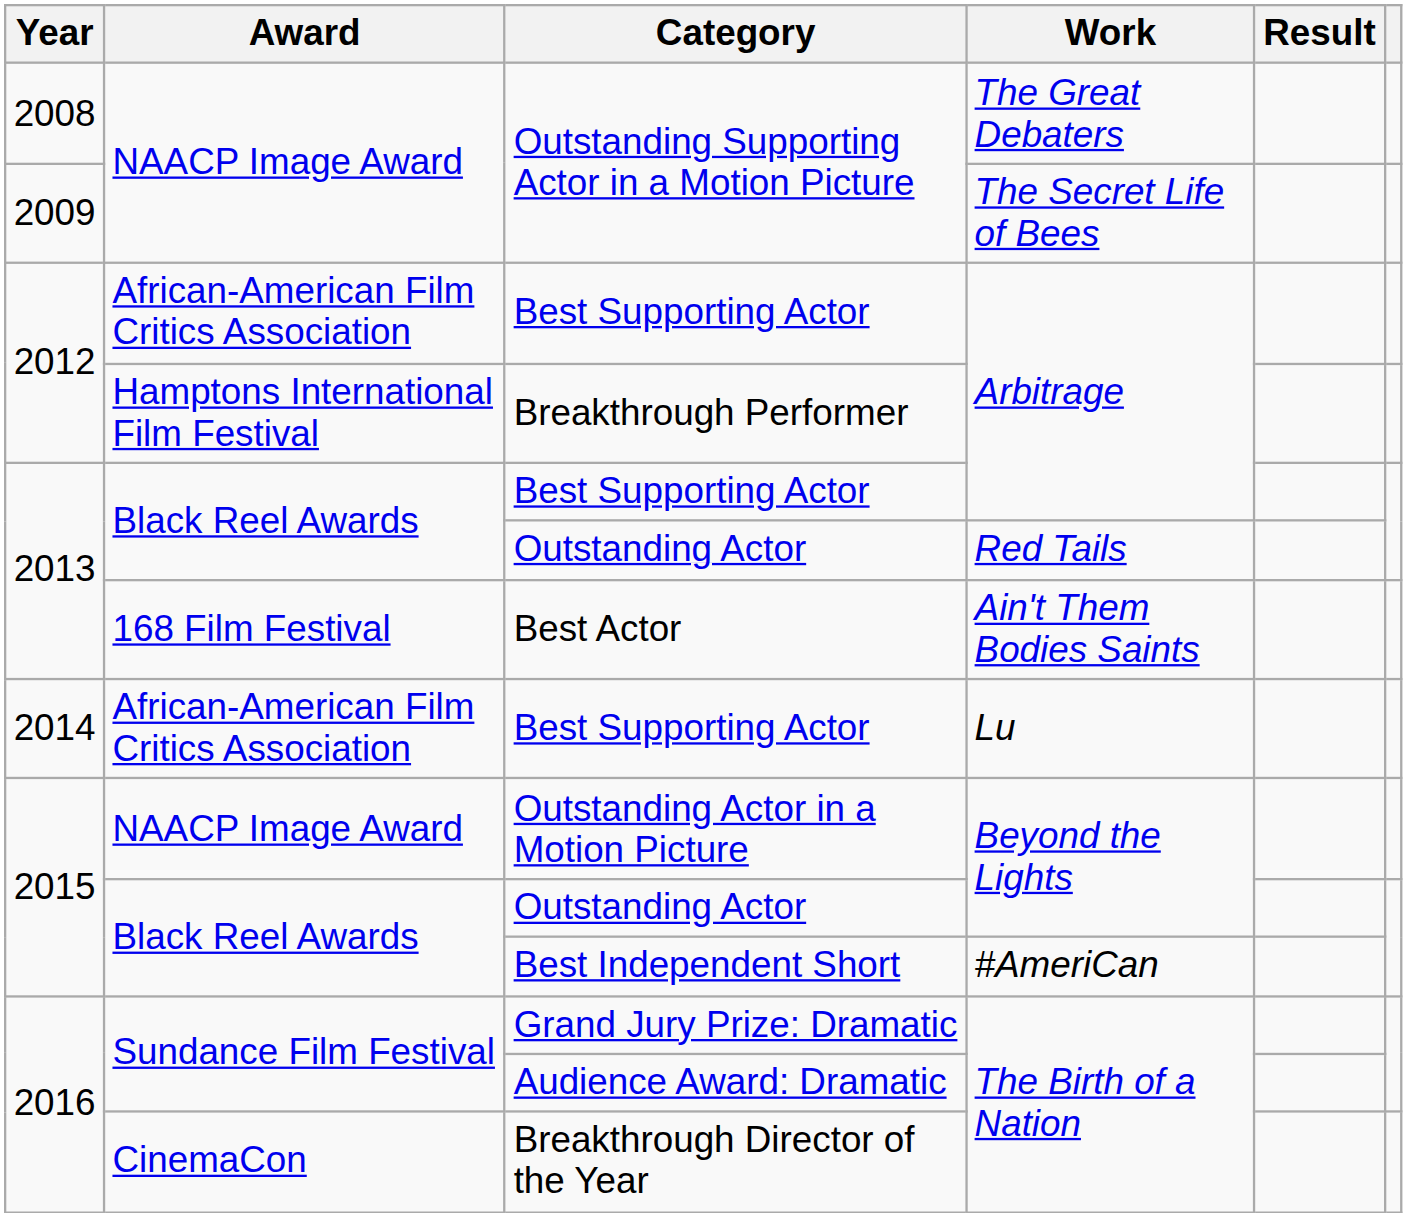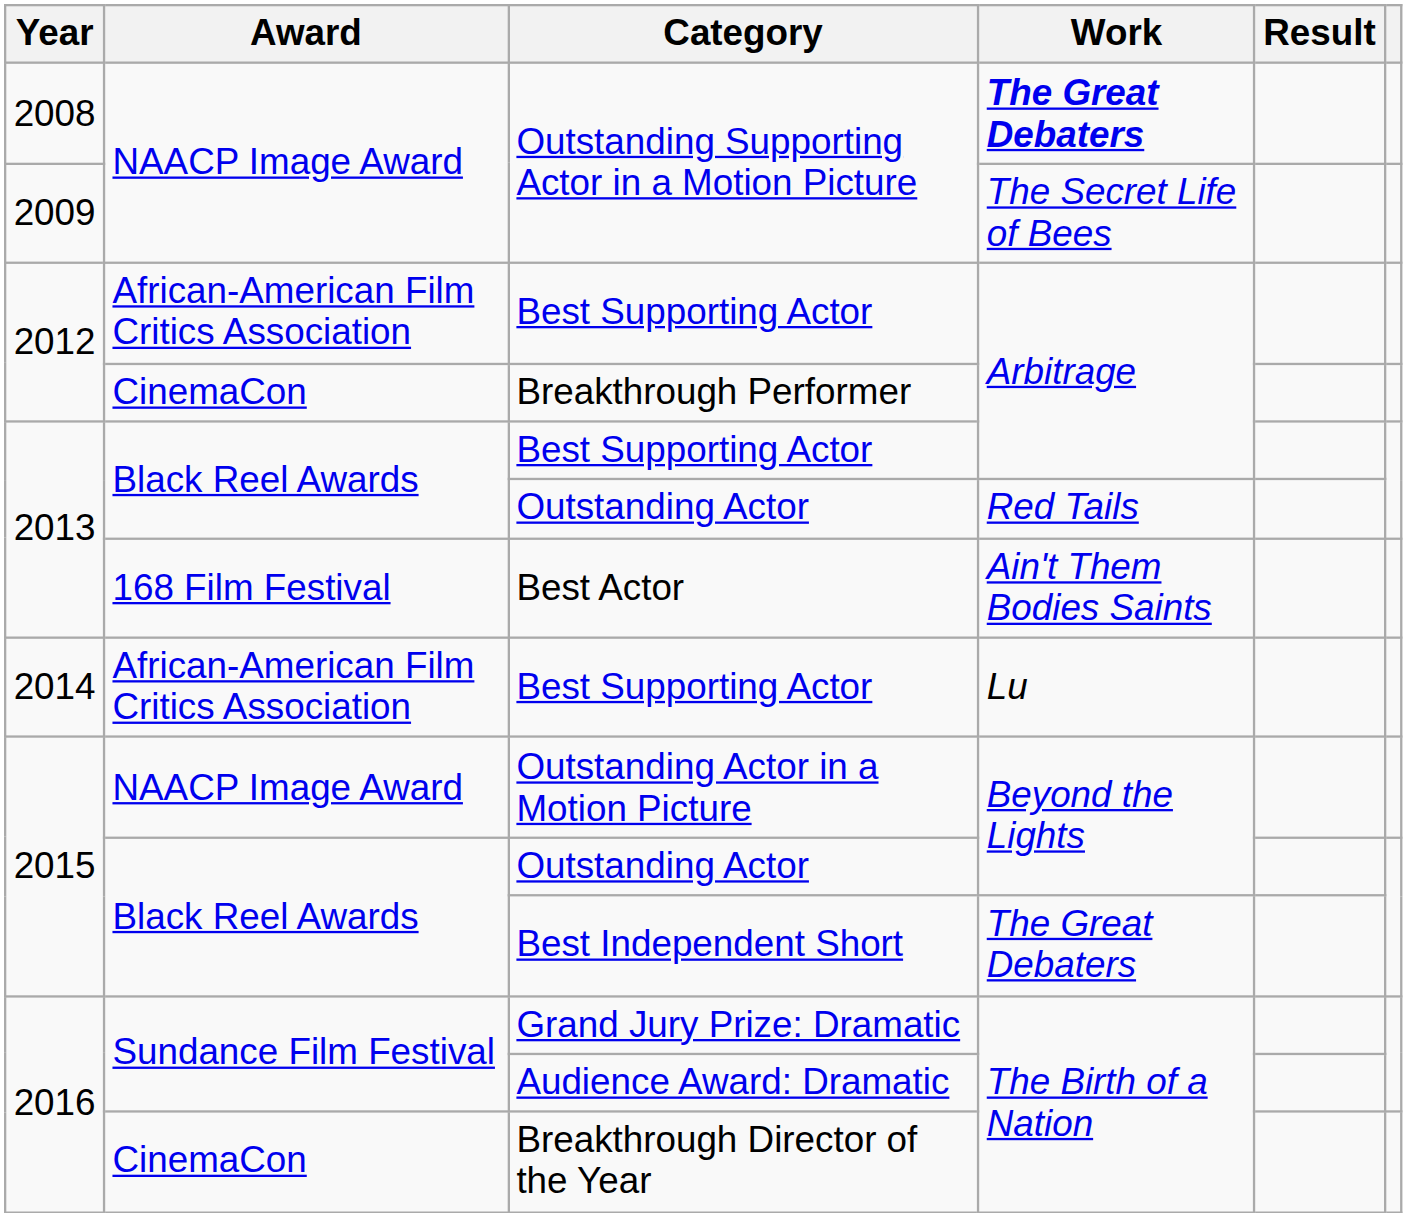(1057, 112) normal -> (1073, 112) bold
(303, 412) Hamptons International Film Festival -> (210, 391) CinemaCon
(1067, 965) #AmeriCan -> (1070, 944) The Great Debaters
